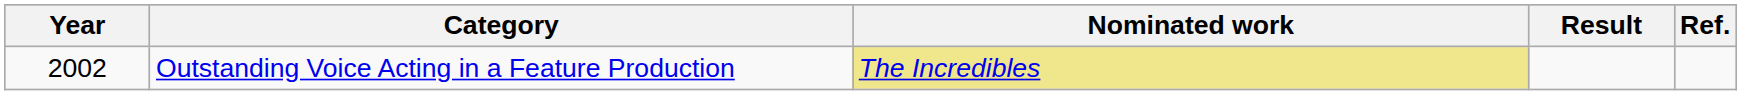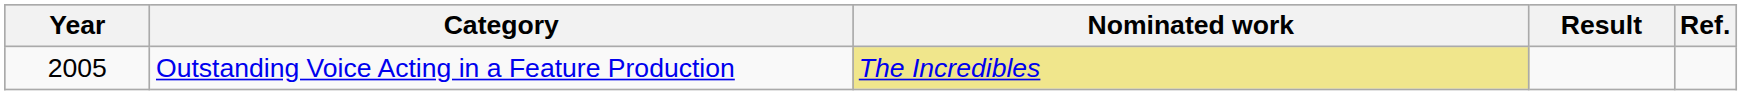(77, 67) 2002 -> (77, 67) 2005
